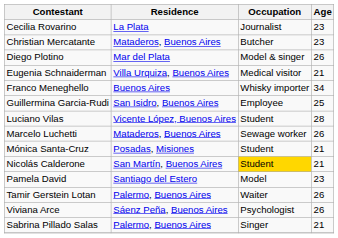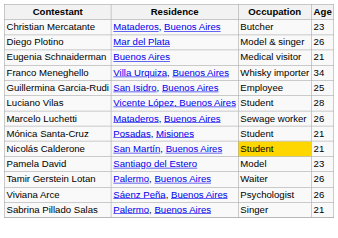- row: (41, 27)
(171, 73) Villa Urquiza, Buenos Aires -> (142, 57) Buenos Aires
(142, 88) Buenos Aires -> (171, 73) Villa Urquiza, Buenos Aires
